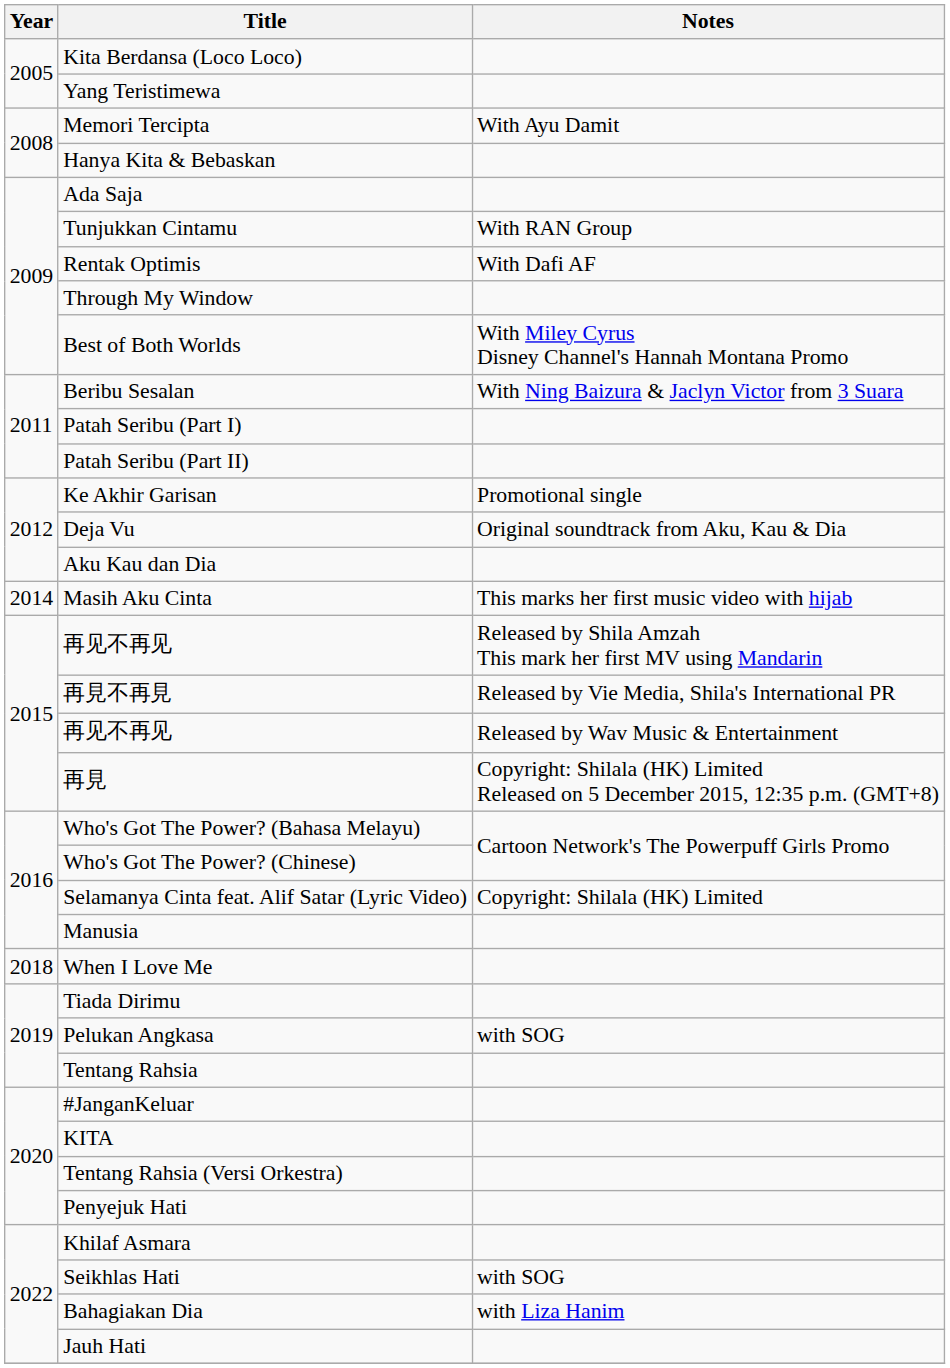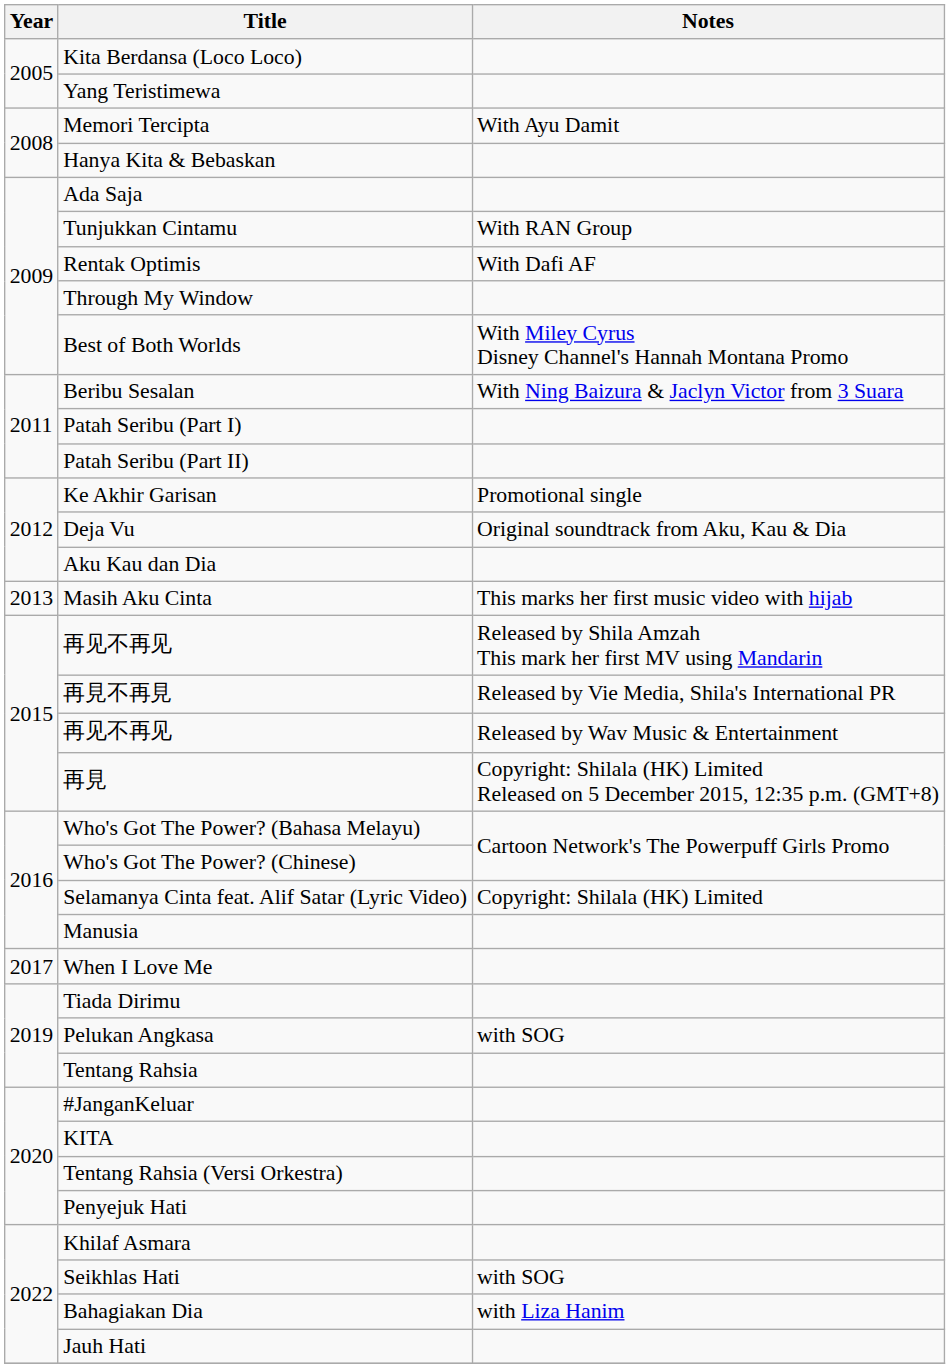(31, 598) 2014 -> (31, 598) 2013
(31, 966) 2018 -> (31, 966) 2017
